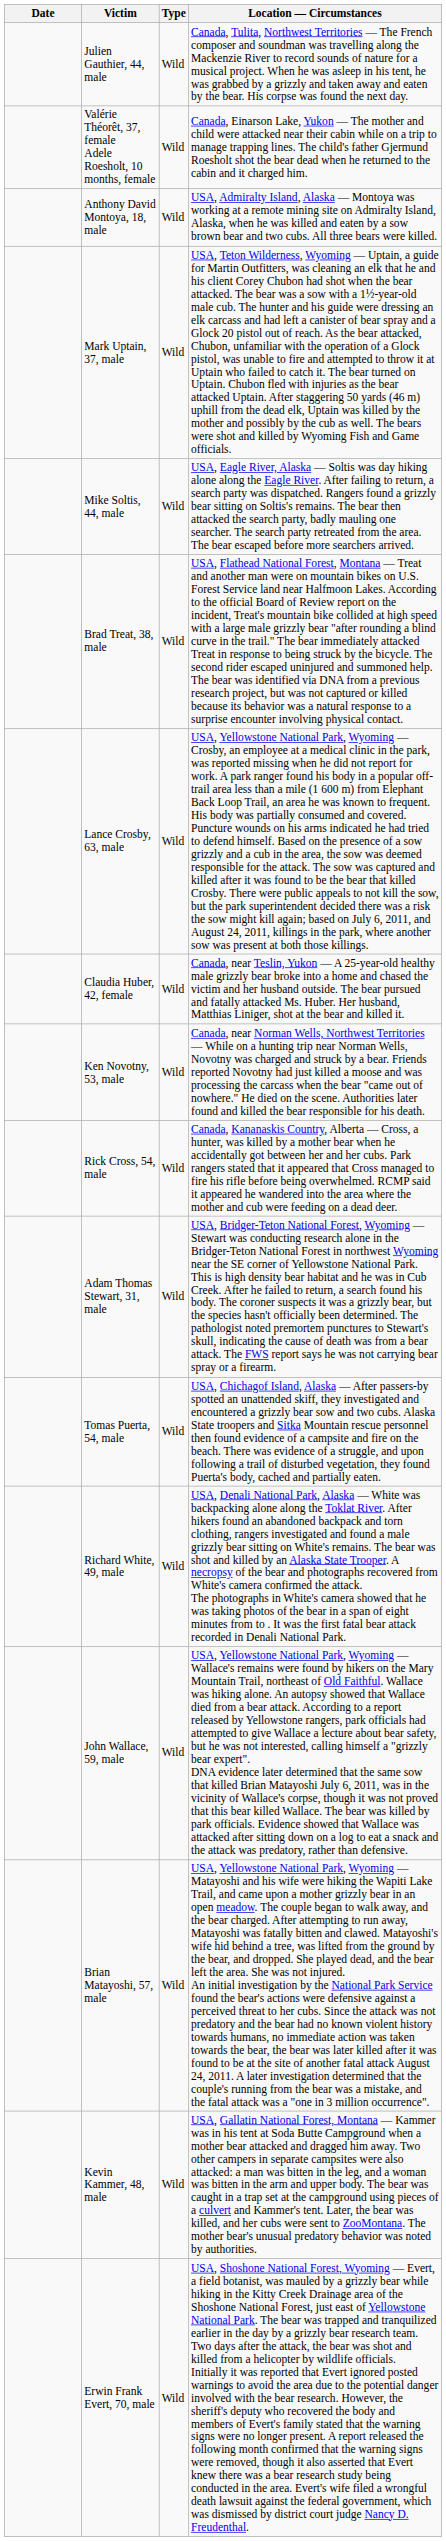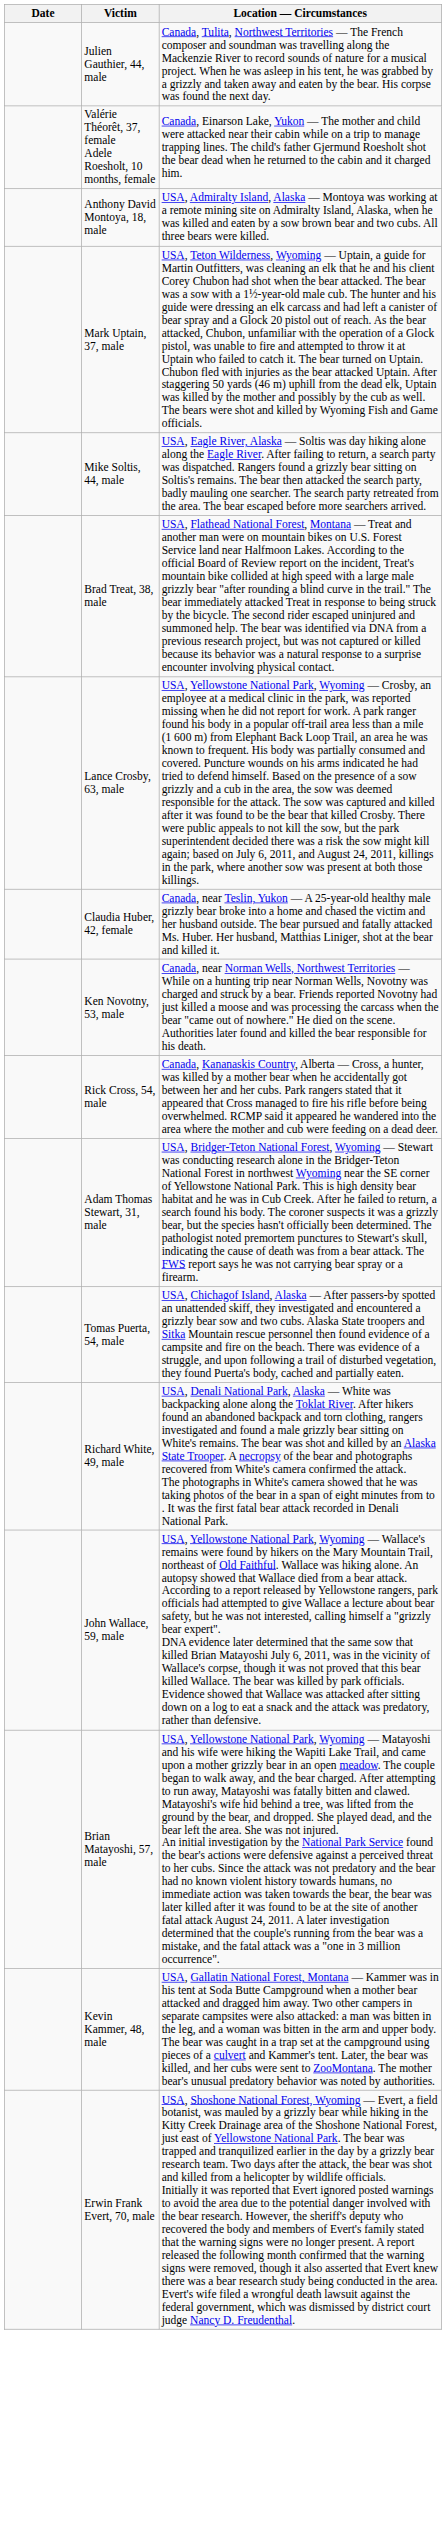- column: (174, 13)
